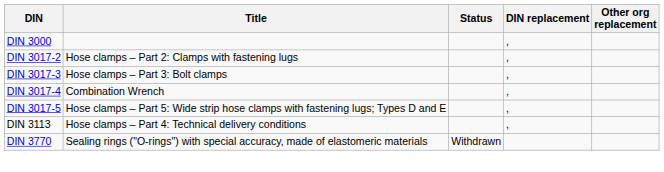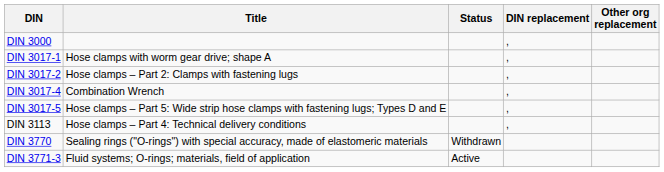+ row: (34, 58)
- row: (34, 74)
+ row: (34, 158)
